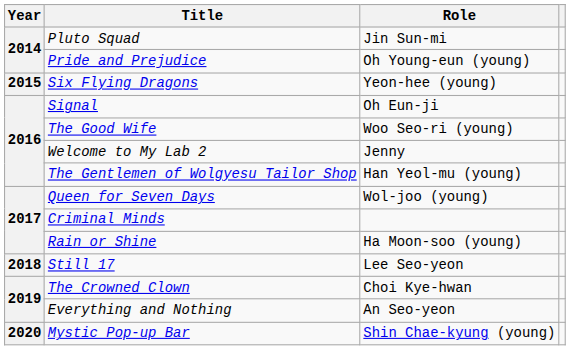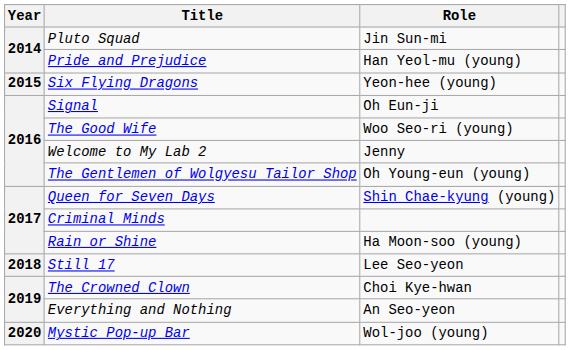(447, 61) Oh Young-eun (young) -> (443, 61) Han Yeol-mu (young)
(443, 175) Han Yeol-mu (young) -> (447, 175) Oh Young-eun (young)
(426, 197) Wol-joo (young) -> (459, 197) Shin Chae-kyung (young)
(459, 333) Shin Chae-kyung (young) -> (426, 333) Wol-joo (young)
